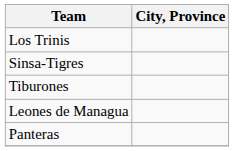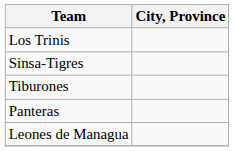rows swapped: (34, 134) <-> (69, 110)
